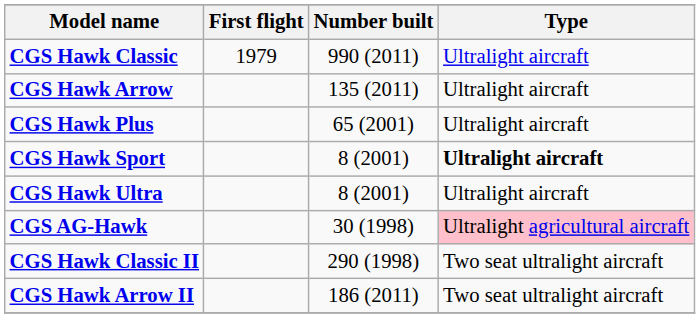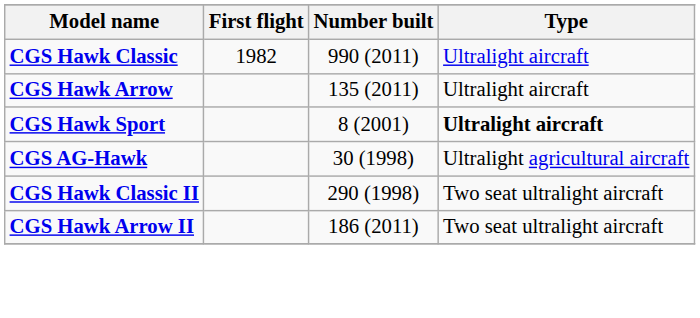(256, 56) 1979 -> (256, 56) 1982
- row: (82, 124)
- row: (86, 192)
(566, 227) pink background -> (566, 158) no background
